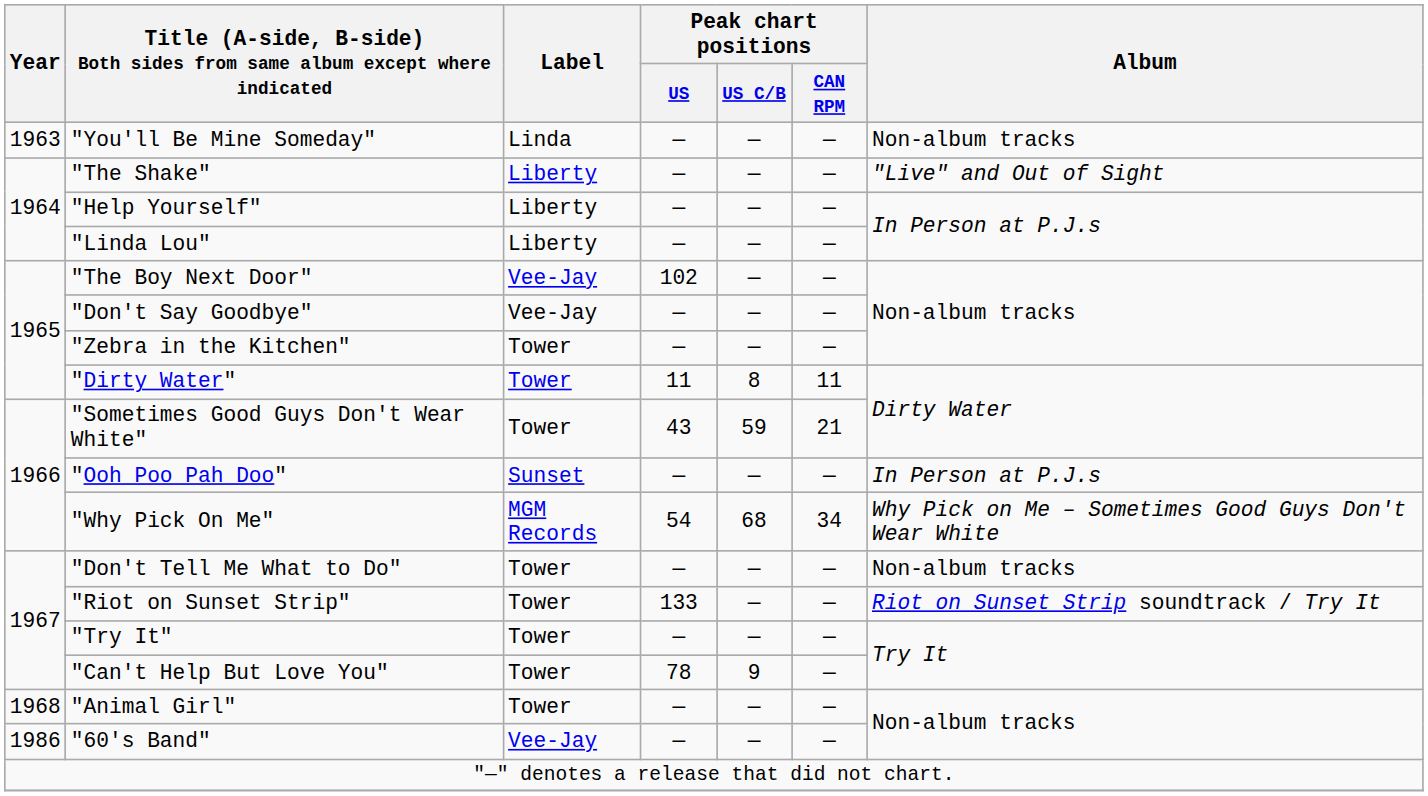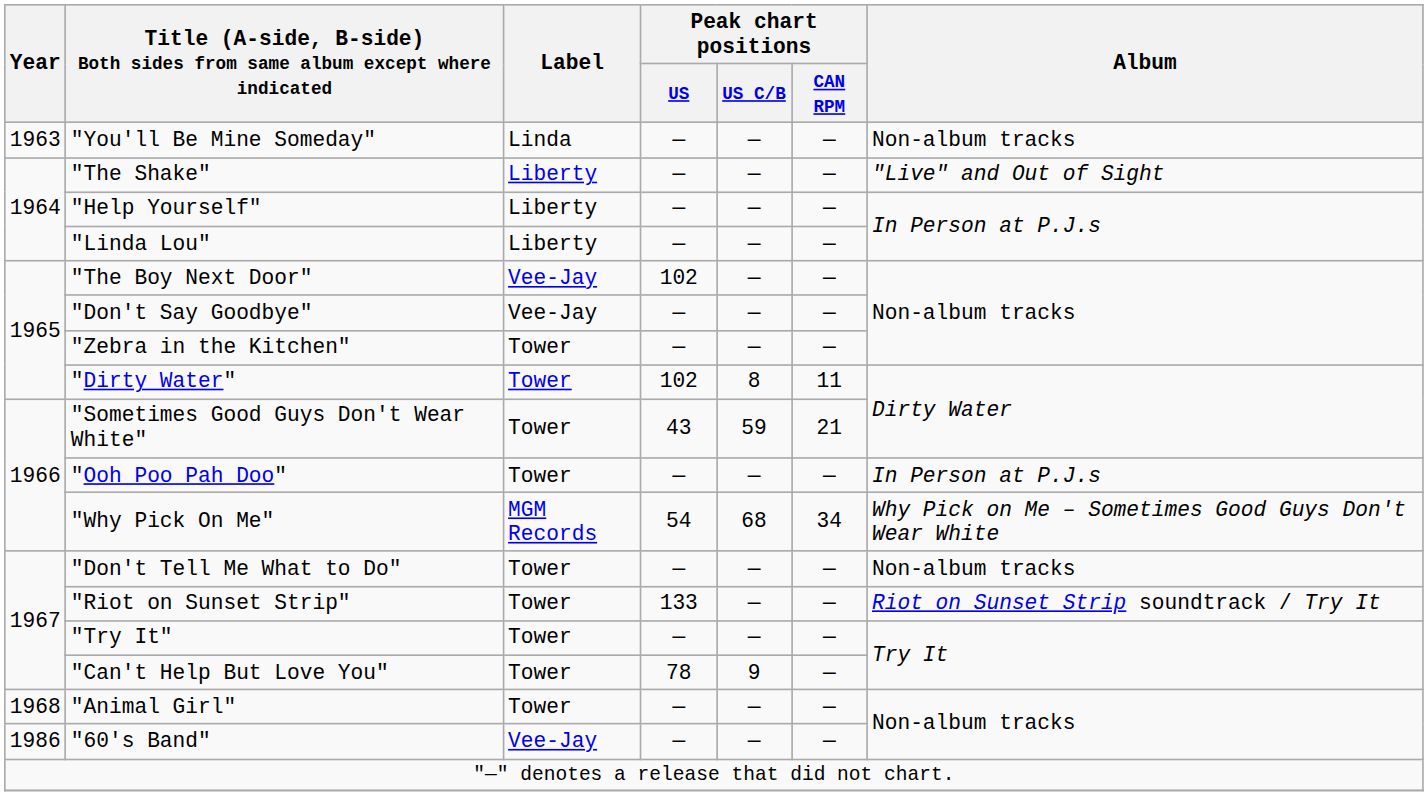(679, 382) 11 -> (679, 382) 102
(546, 475) Sunset -> (540, 475) Tower
